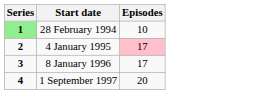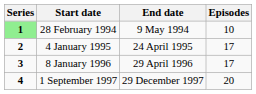+ column: (163, 13)
(142, 47) pink background -> (229, 47) no background
